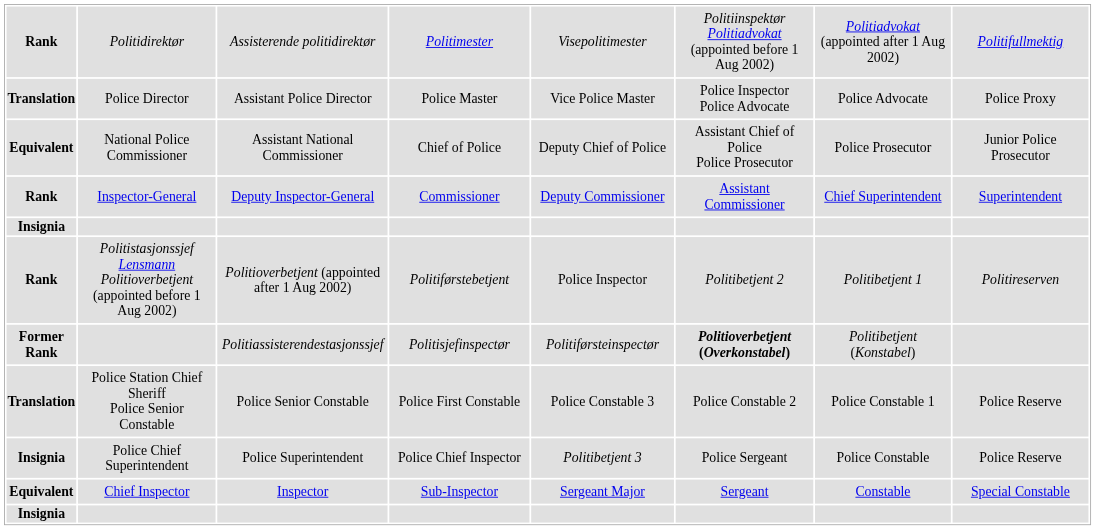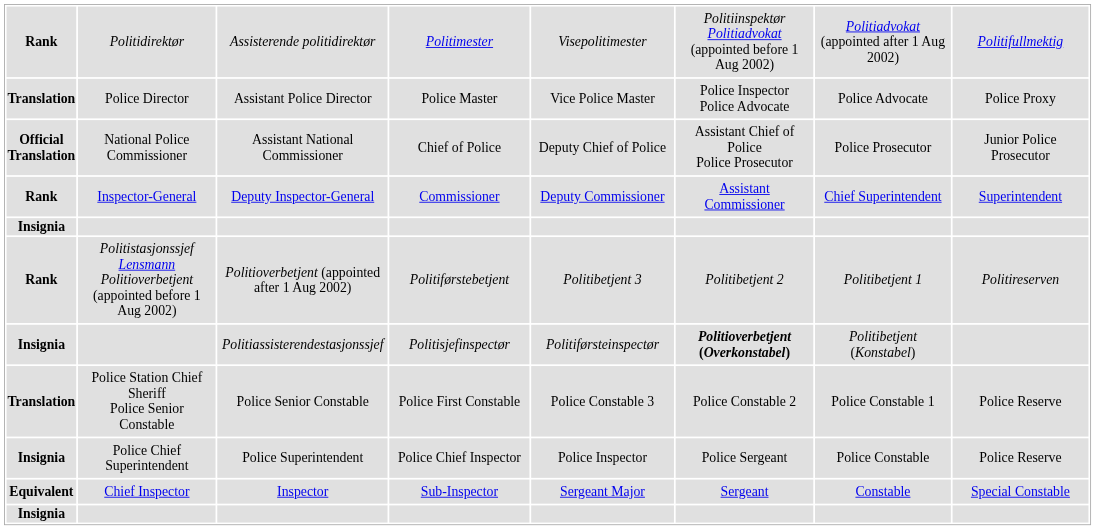(41, 147) Equivalent -> (41, 147) Official Translation
(602, 280) Police Inspector -> (602, 280) Politibetjent 3
(41, 344) Former Rank -> (41, 344) Insignia
(602, 458) Politibetjent 3 -> (602, 458) Police Inspector
